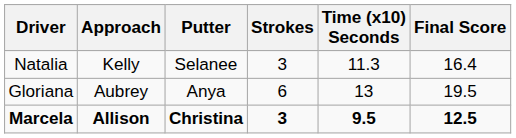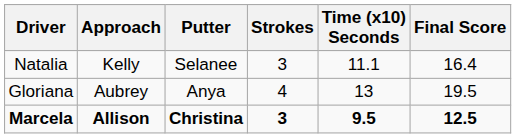(364, 64) 11.3 -> (364, 64) 11.1
(282, 91) 6 -> (282, 91) 4
